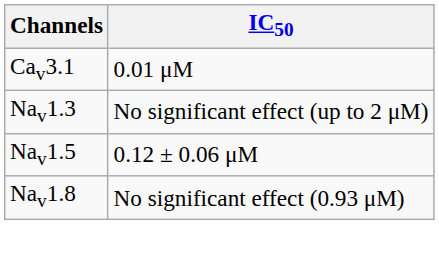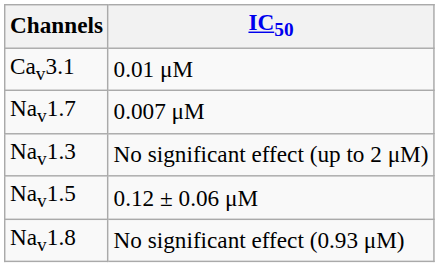+ row: (43, 111)
